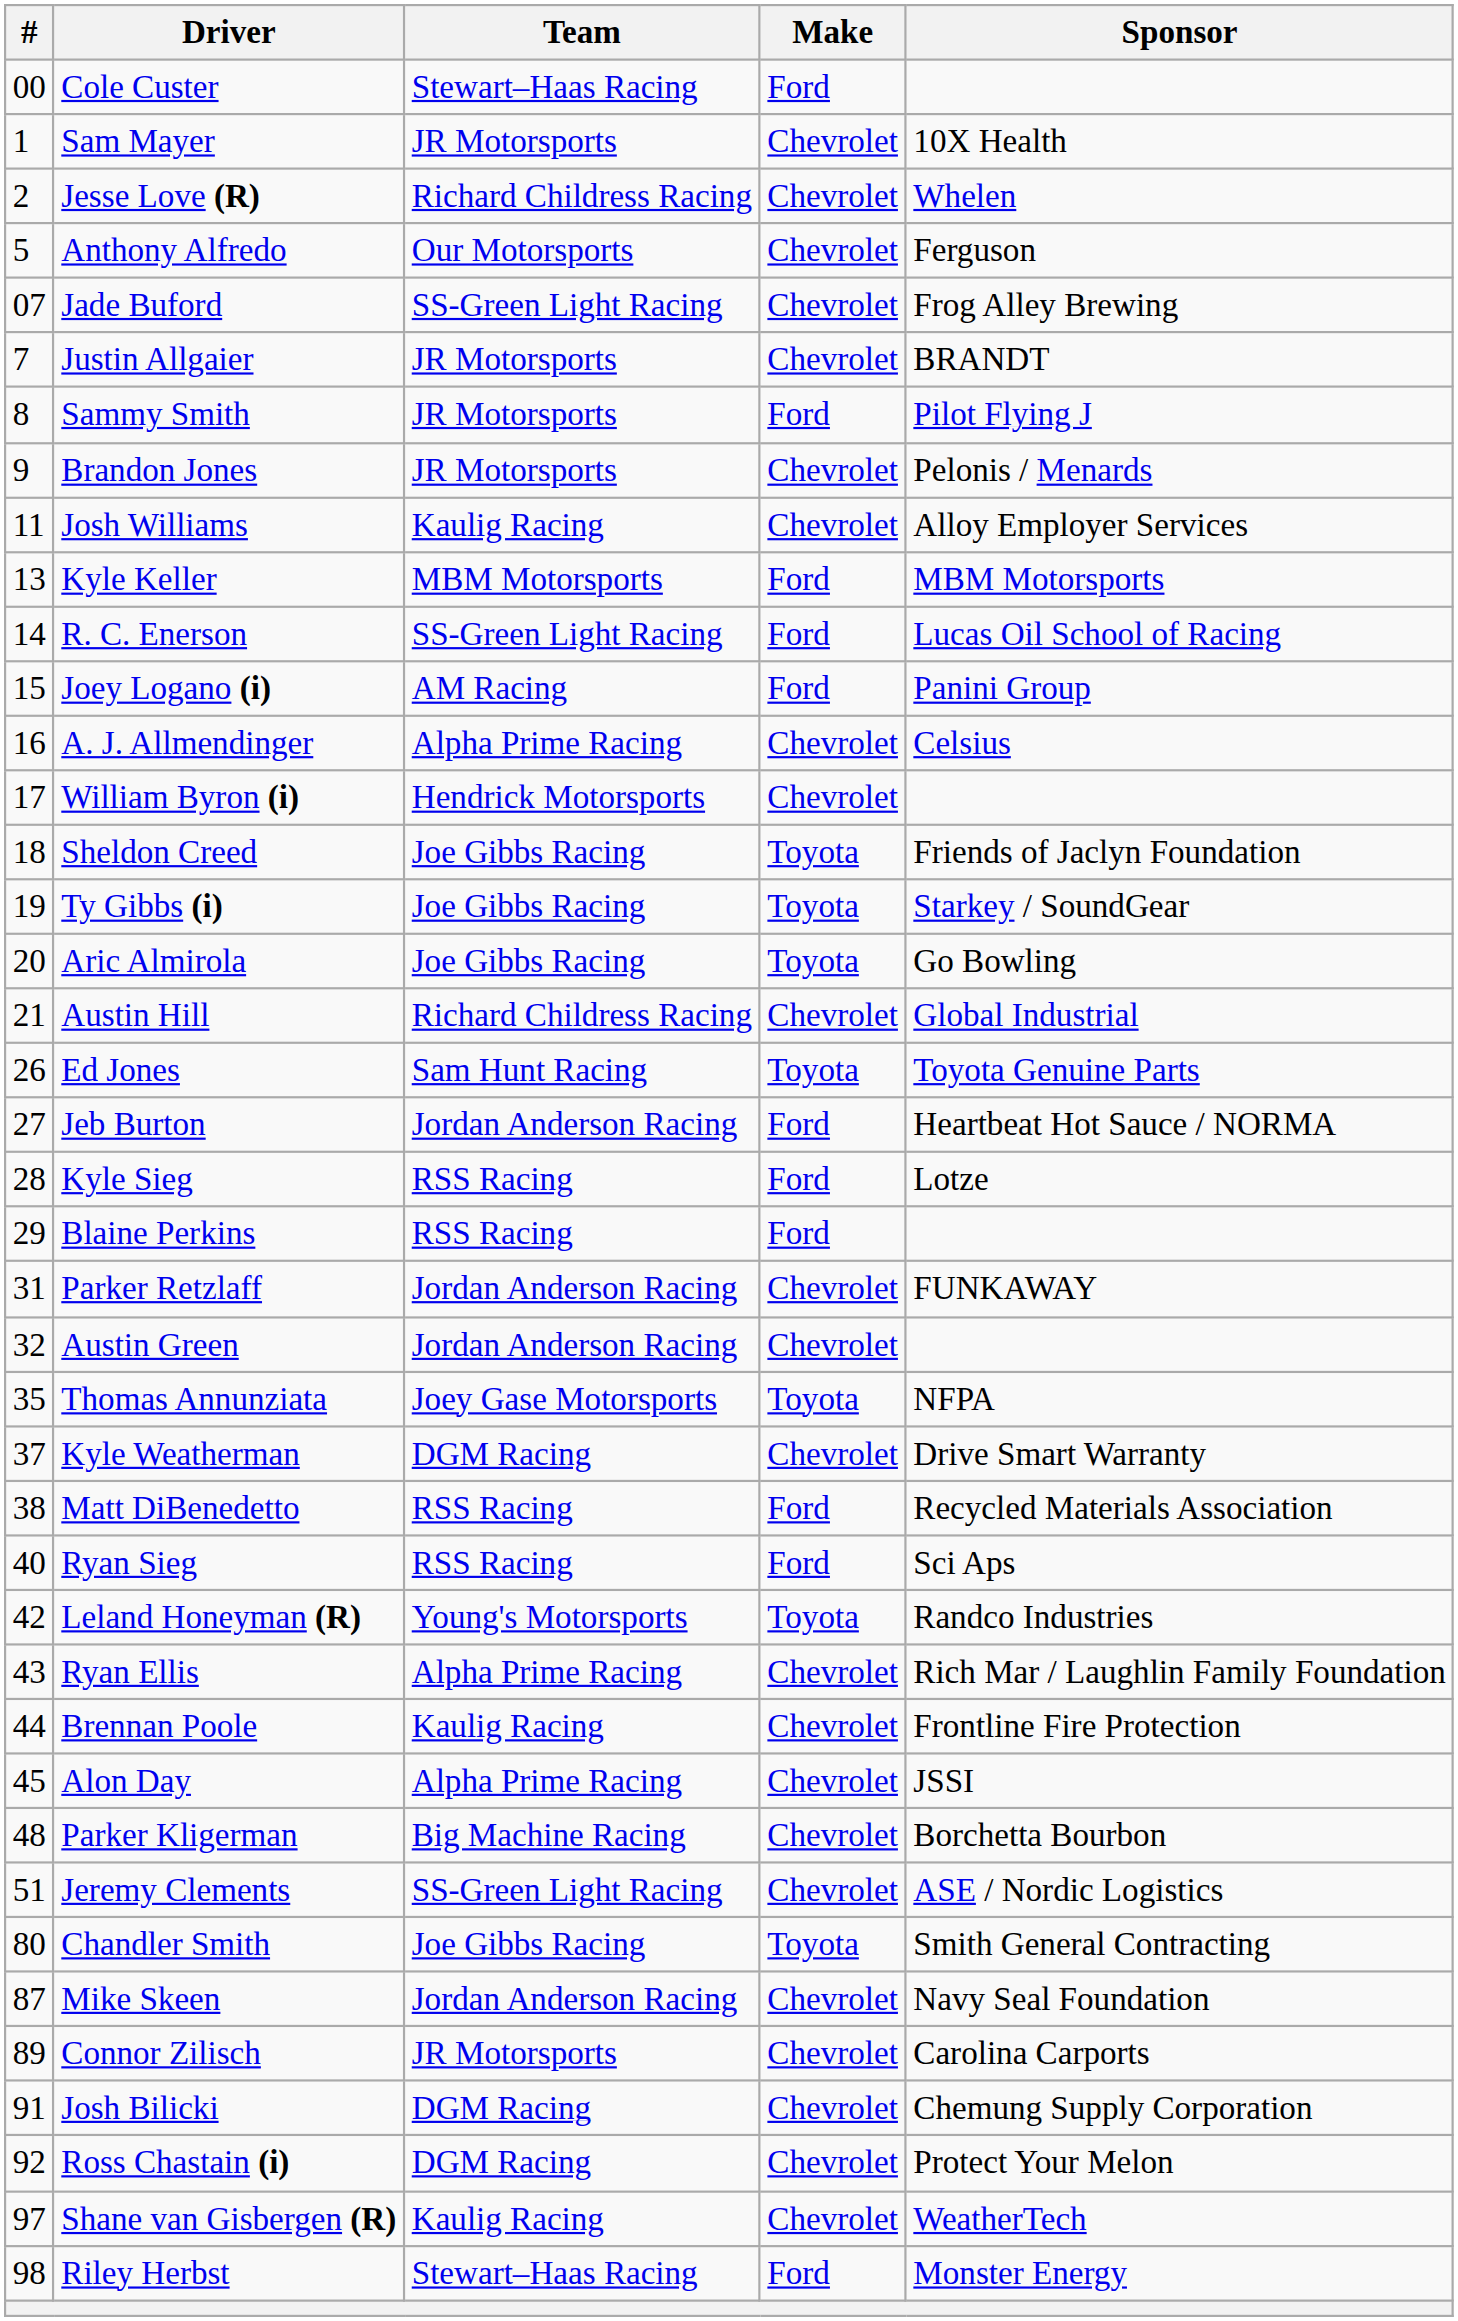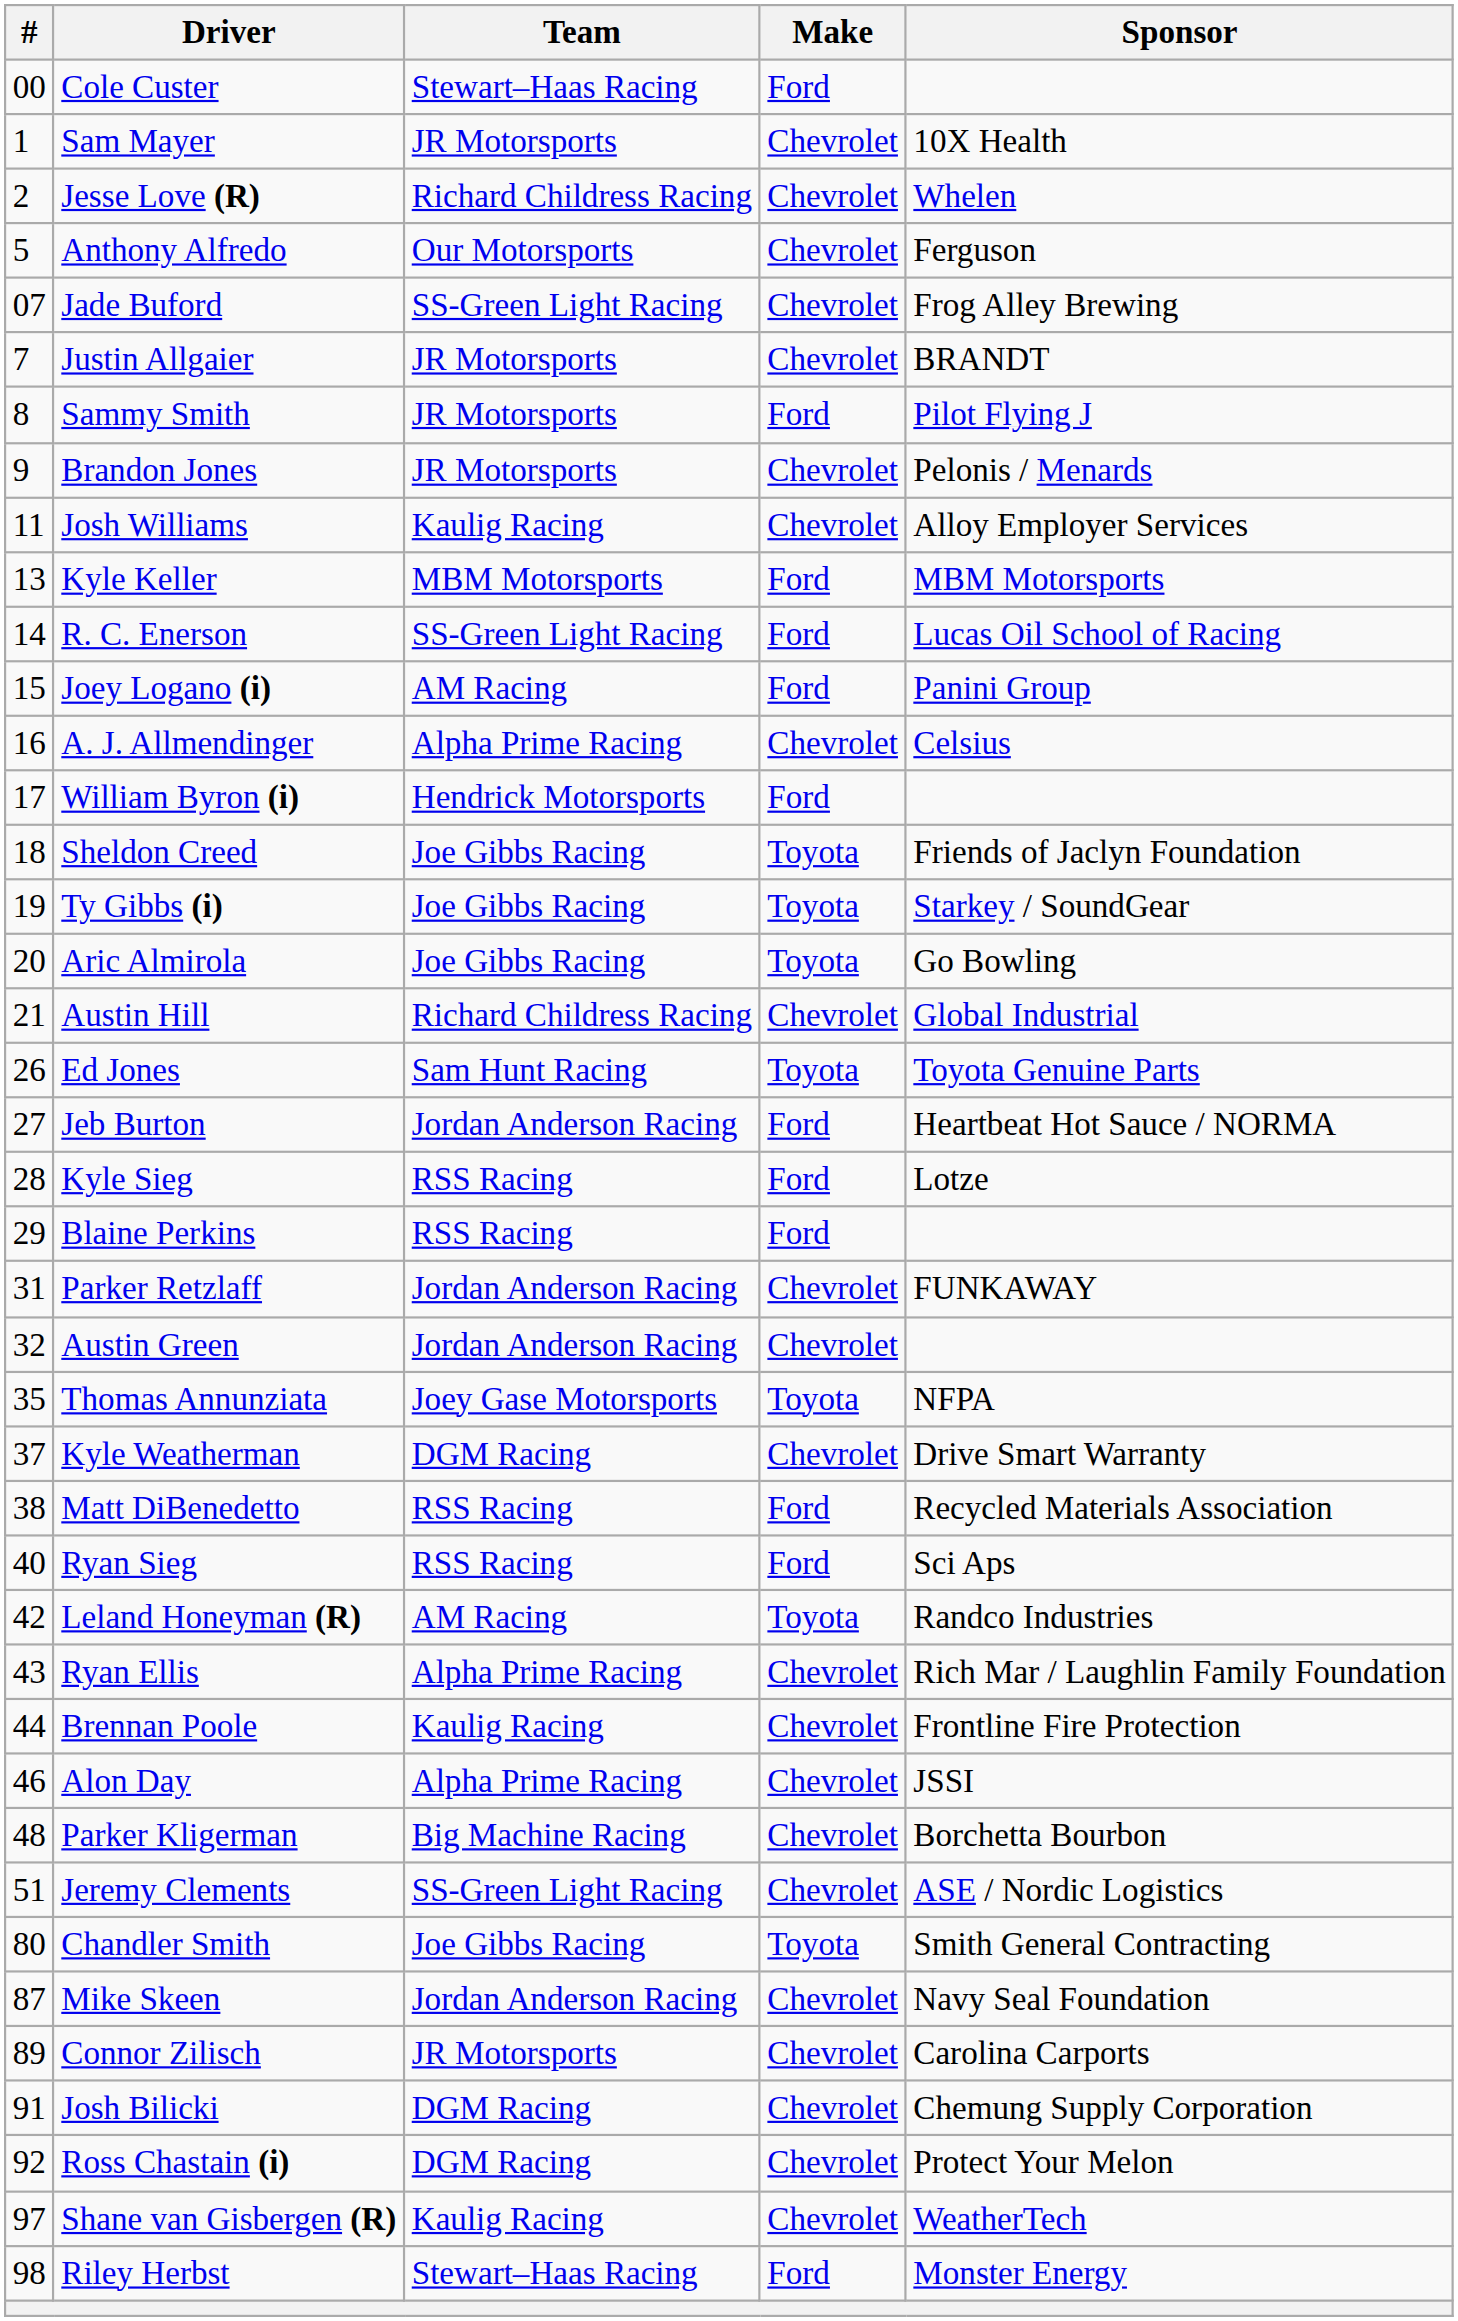(833, 796) Chevrolet -> (799, 796) Ford
(550, 1616) Young's Motorsports -> (489, 1616) AM Racing
(29, 1780) 45 -> (29, 1780) 46
